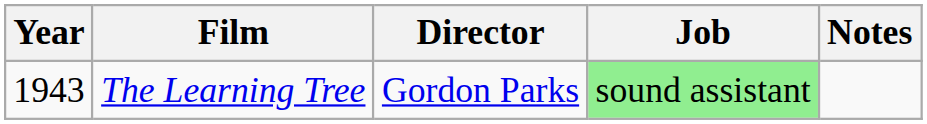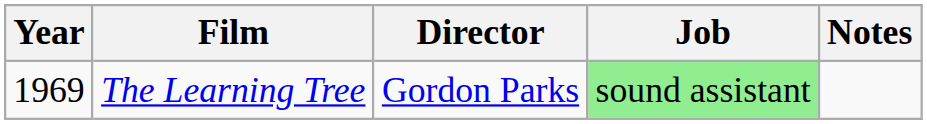(49, 89) 1943 -> (49, 89) 1969
